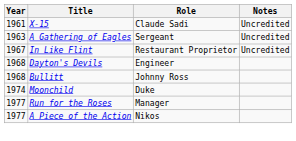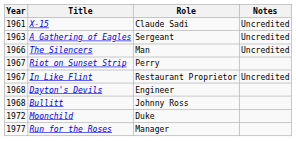+ row: (61, 50)
+ row: (78, 63)
(16, 90) 1974 -> (16, 116) 1972
- row: (80, 116)
